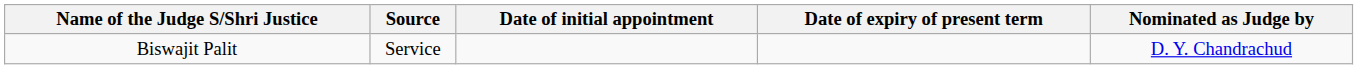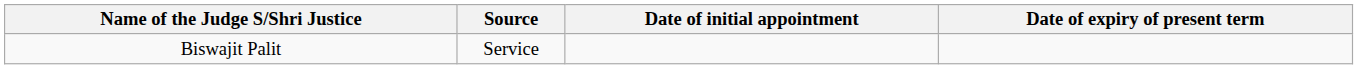- column: (1221, 19)
